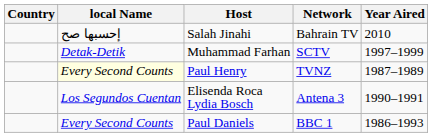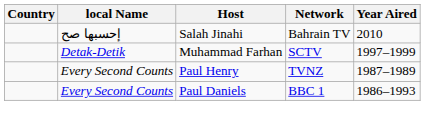(117, 71) lightyellow background -> (117, 71) no background
- row: (225, 97)
